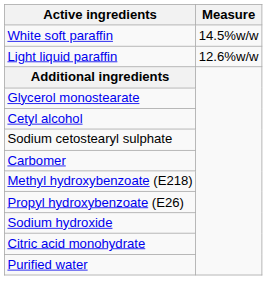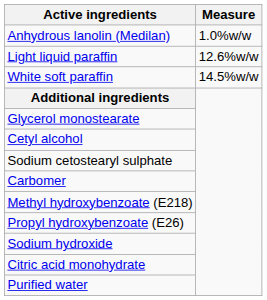+ row: (89, 35)
rows swapped: (60, 35) <-> (62, 56)
